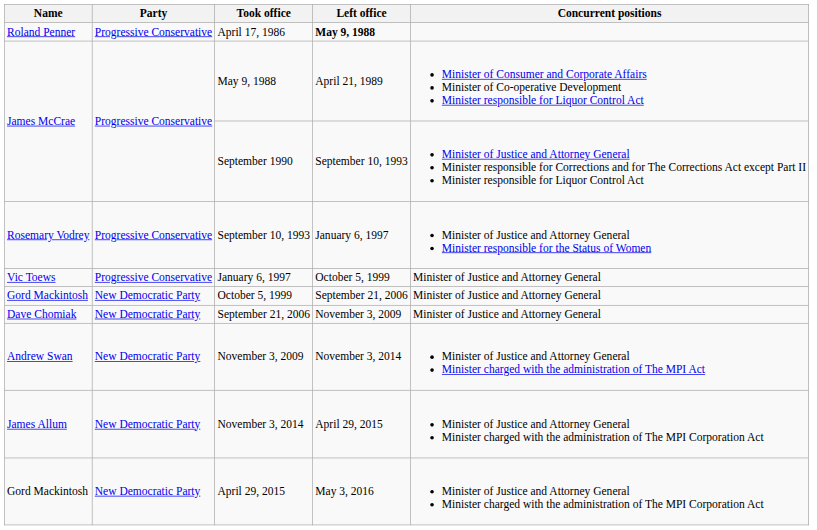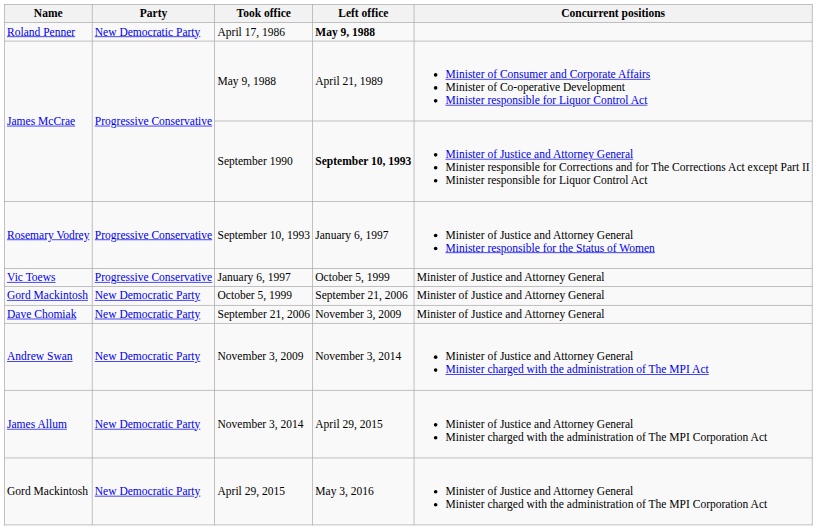(153, 31) Progressive Conservative -> (148, 31) New Democratic Party
(362, 161) normal -> (363, 161) bold
